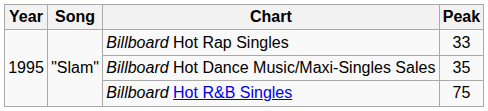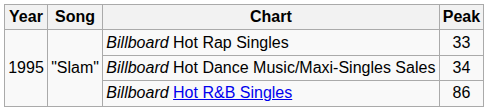(461, 67) 35 -> (461, 67) 34
(461, 93) 75 -> (461, 93) 86
